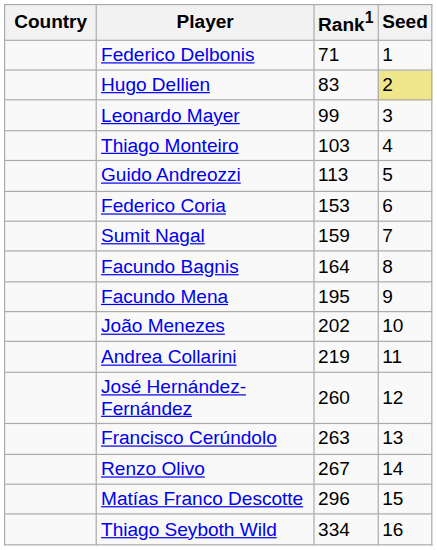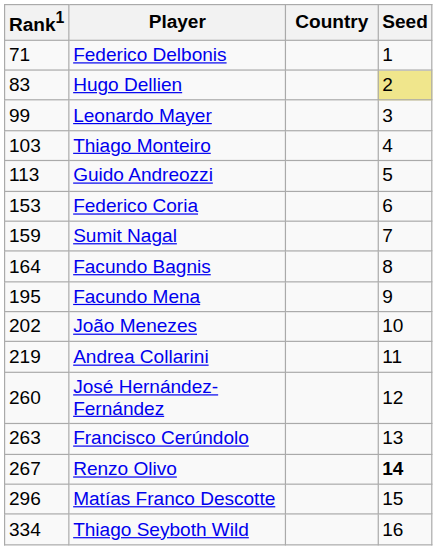columns swapped: (51, 22) <-> (346, 22)
(393, 468) normal -> (393, 468) bold
